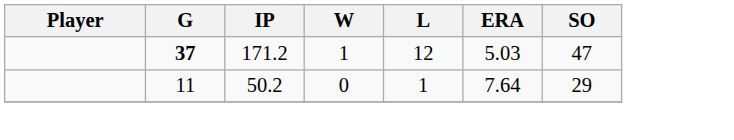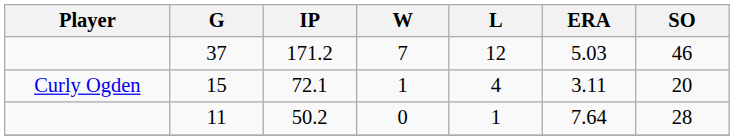(185, 53) bold -> (217, 53) normal
(344, 53) 1 -> (403, 53) 7
(582, 53) 47 -> (682, 53) 46
+ row: (310, 85)
(582, 85) 29 -> (682, 118) 28
